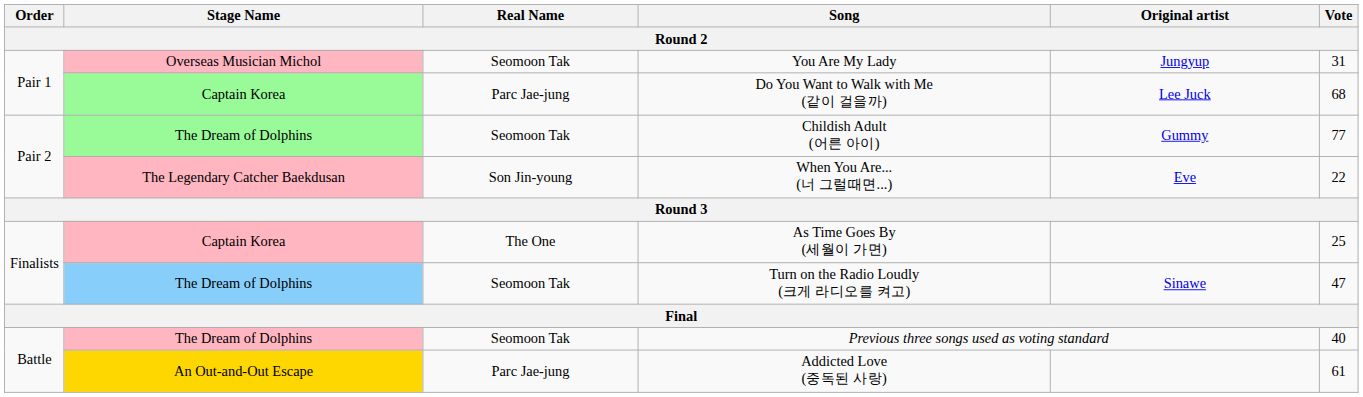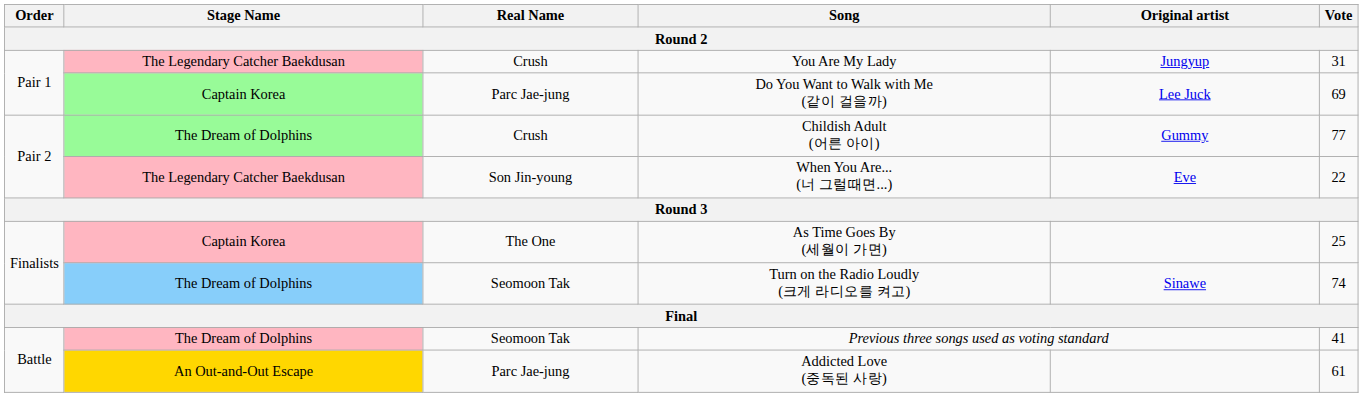(244, 61) Overseas Musician Michol -> (244, 61) The Legendary Catcher Baekdusan
(530, 61) Seomoon Tak -> (530, 61) Crush
(1339, 93) 68 -> (1339, 93) 69
(530, 135) Seomoon Tak -> (530, 135) Crush
(1339, 283) 47 -> (1339, 283) 74
(1339, 338) 40 -> (1339, 338) 41
